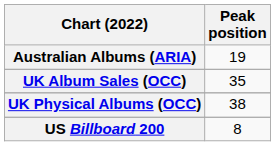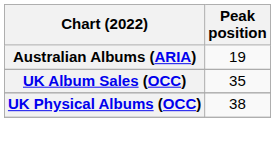- row: (105, 128)
